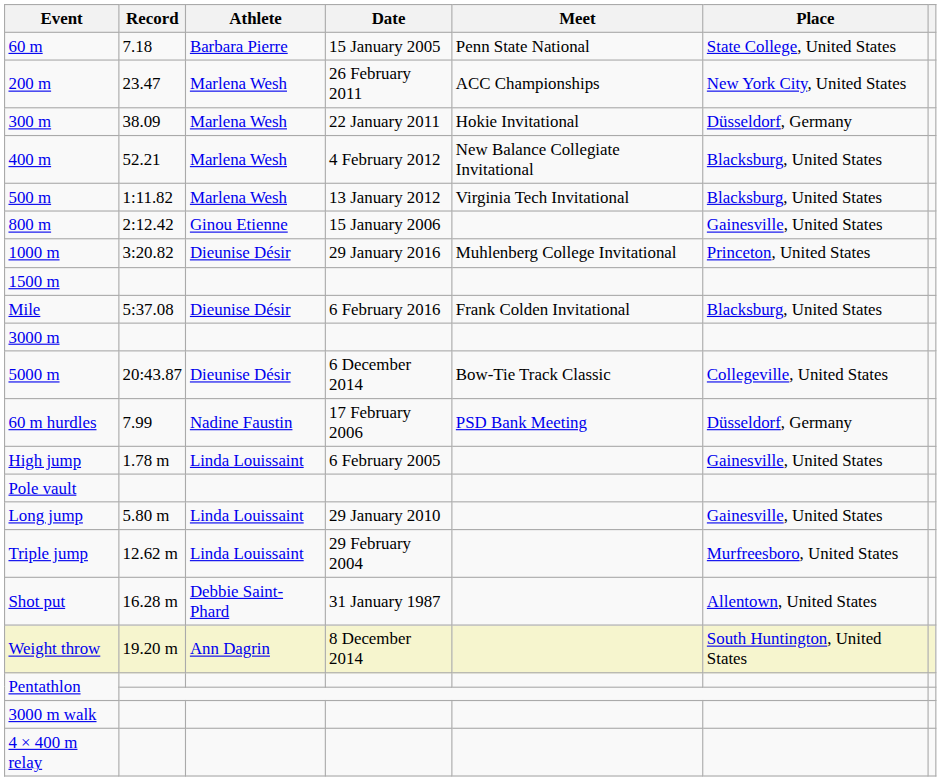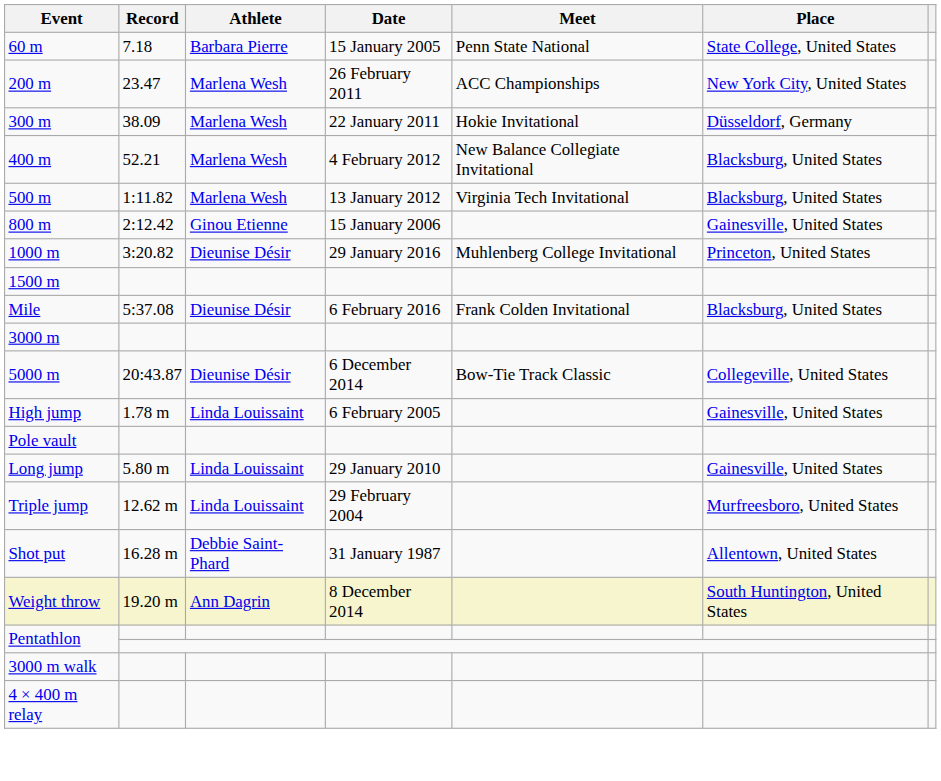- row: (52, 422)
